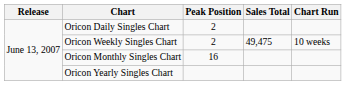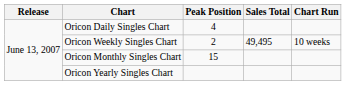(213, 27) 2 -> (213, 27) 4
(259, 42) 49,475 -> (259, 42) 49,495
(213, 57) 16 -> (213, 57) 15
